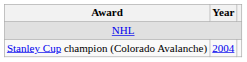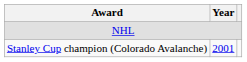(223, 48) 2004 -> (223, 48) 2001
